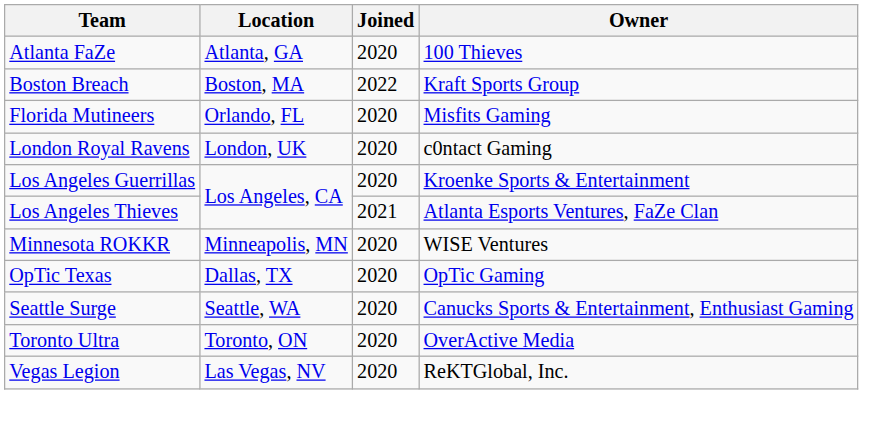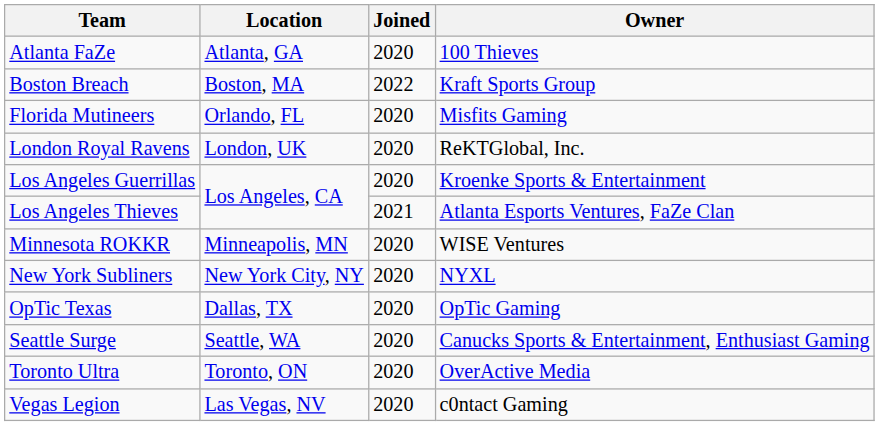(488, 148) c0ntact Gaming -> (512, 148) ReKTGlobal, Inc.
+ row: (91, 276)
(496, 372) ReKTGlobal, Inc. -> (504, 404) c0ntact Gaming
